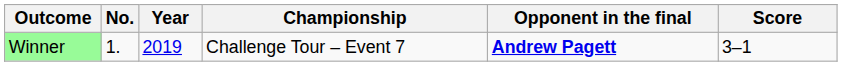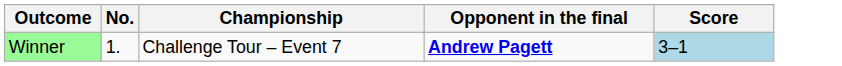- column: (170, 18)
(737, 46) no background -> (673, 46) lightblue background
